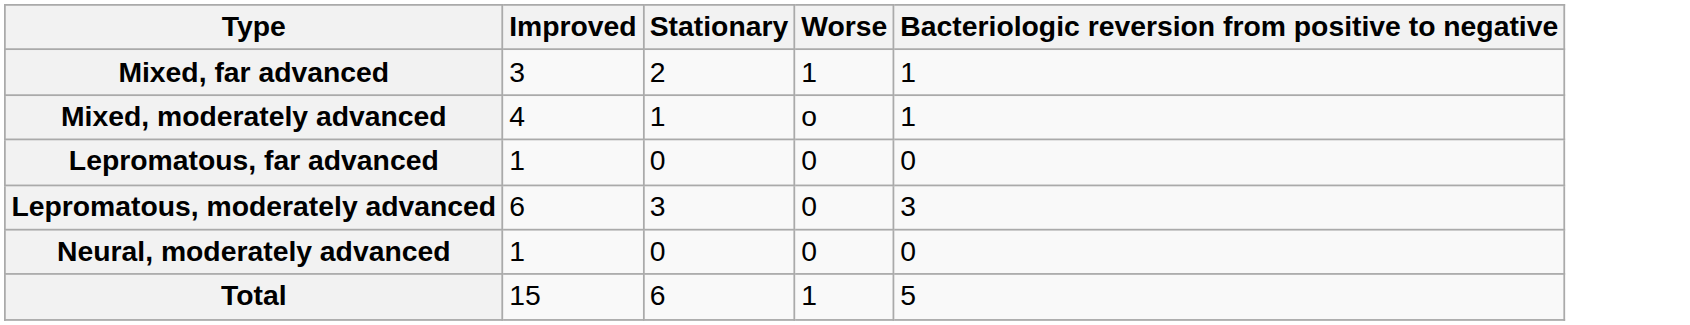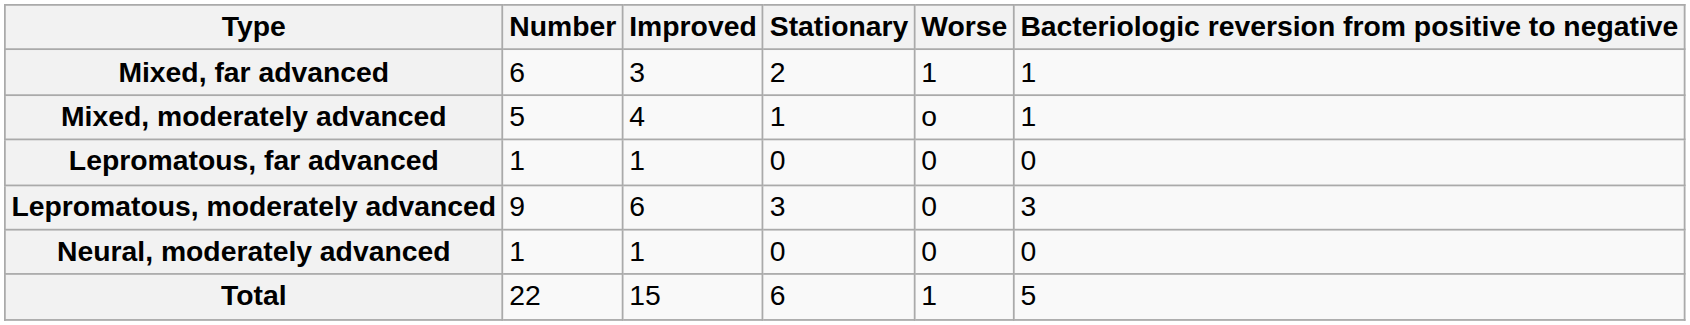+ column: (563, 26)
